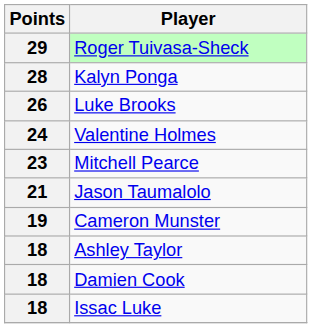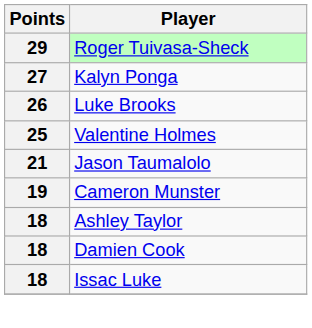(37, 76) 28 -> (37, 76) 27
(37, 134) 24 -> (37, 134) 25
- row: (137, 163)
